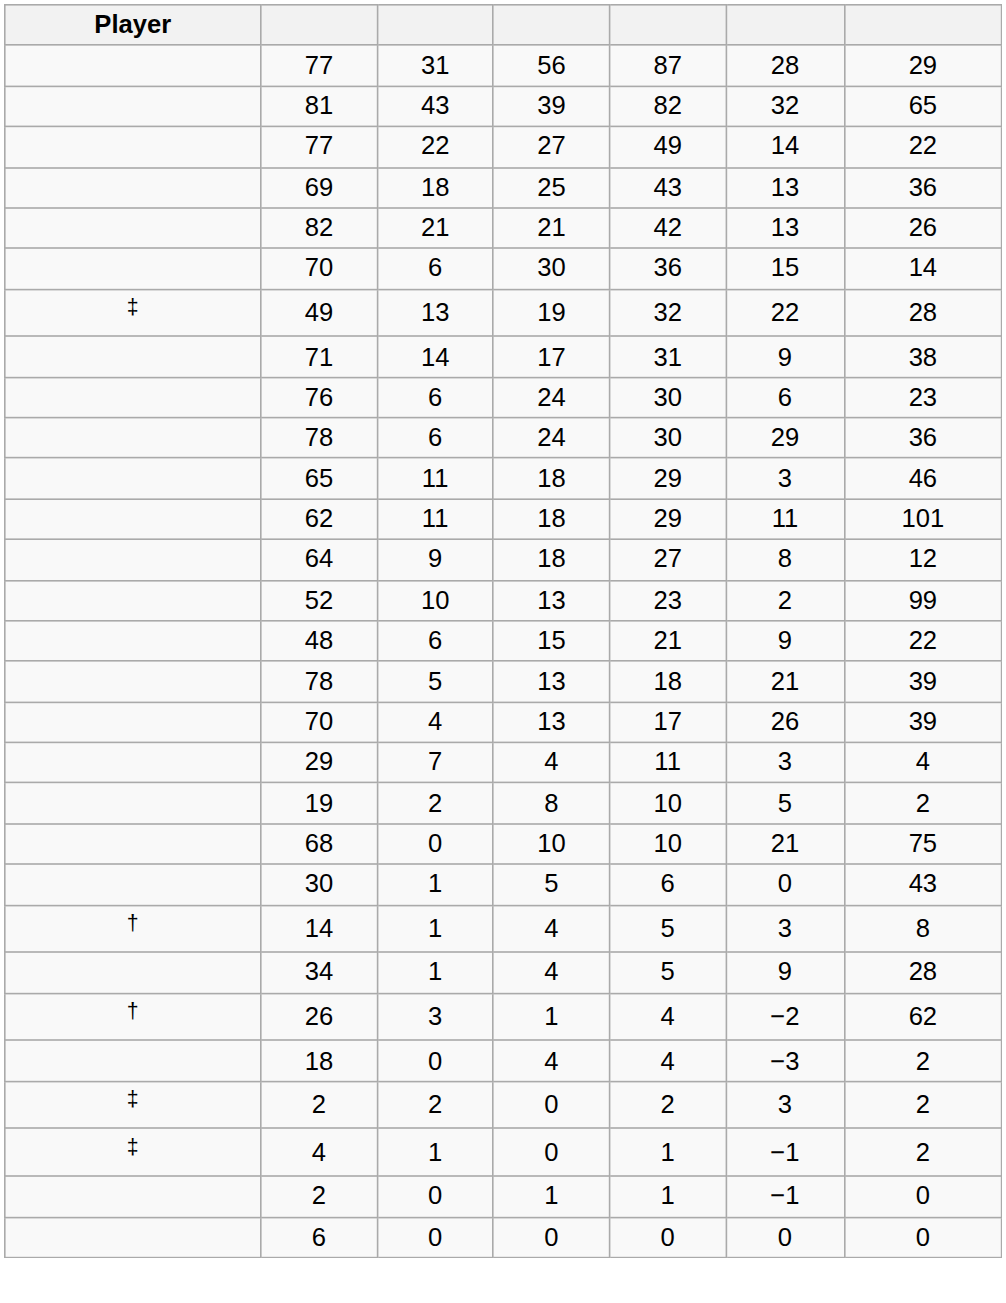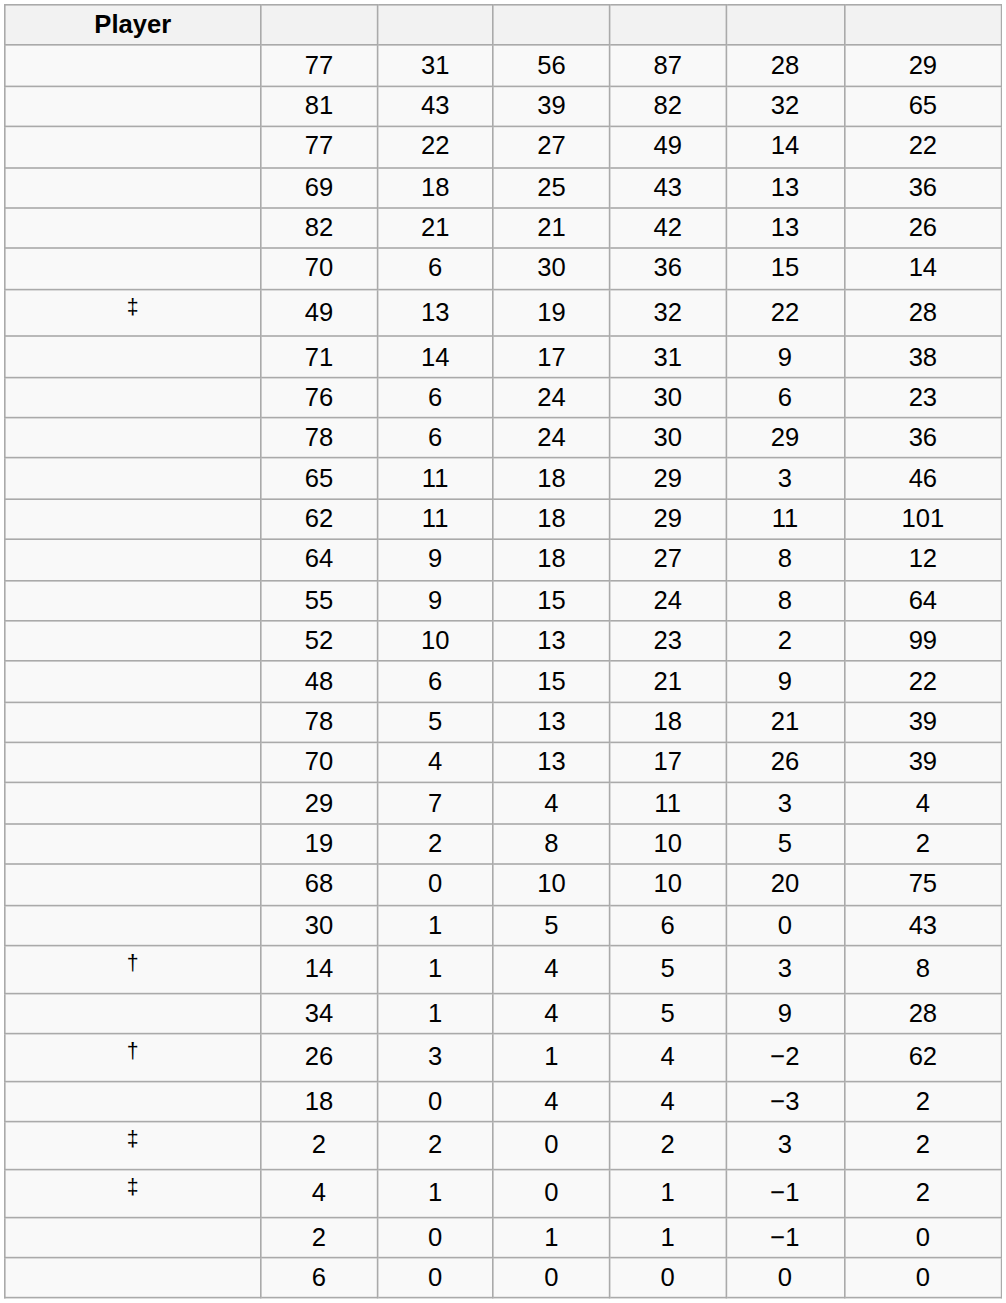+ row: (319, 600)
(785, 843) 21 -> (785, 884) 20
